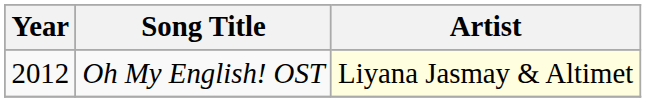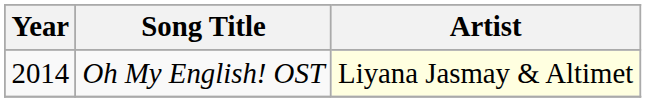(40, 73) 2012 -> (40, 73) 2014
